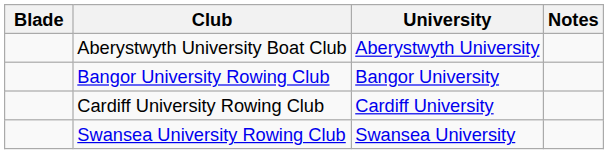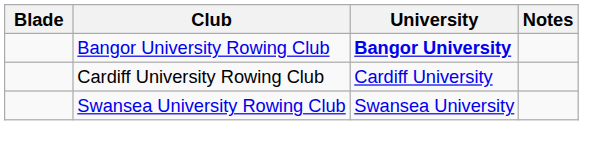- row: (212, 48)
(427, 77) normal -> (433, 48) bold
